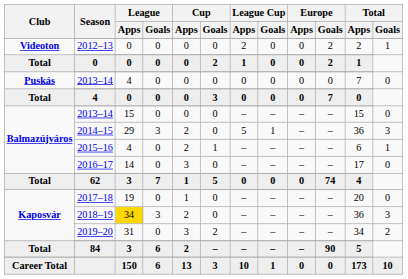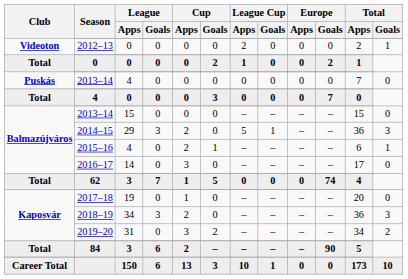(330, 47) 2 -> (330, 47) 0
(129, 215) gold background -> (129, 215) no background
